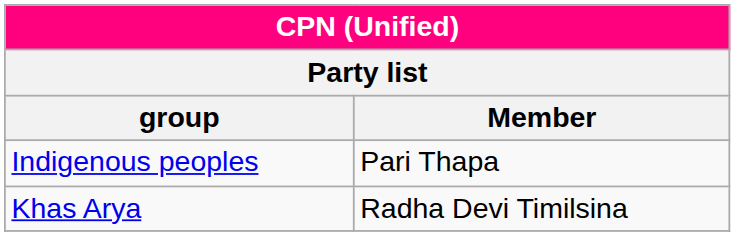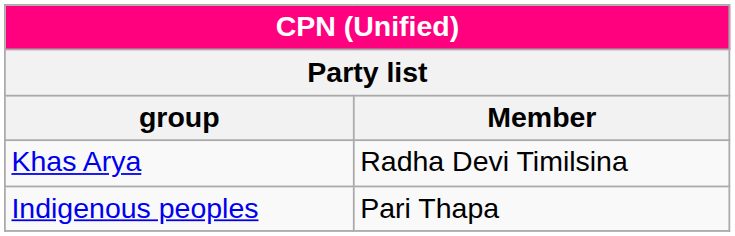rows swapped: (135, 162) <-> (76, 207)
